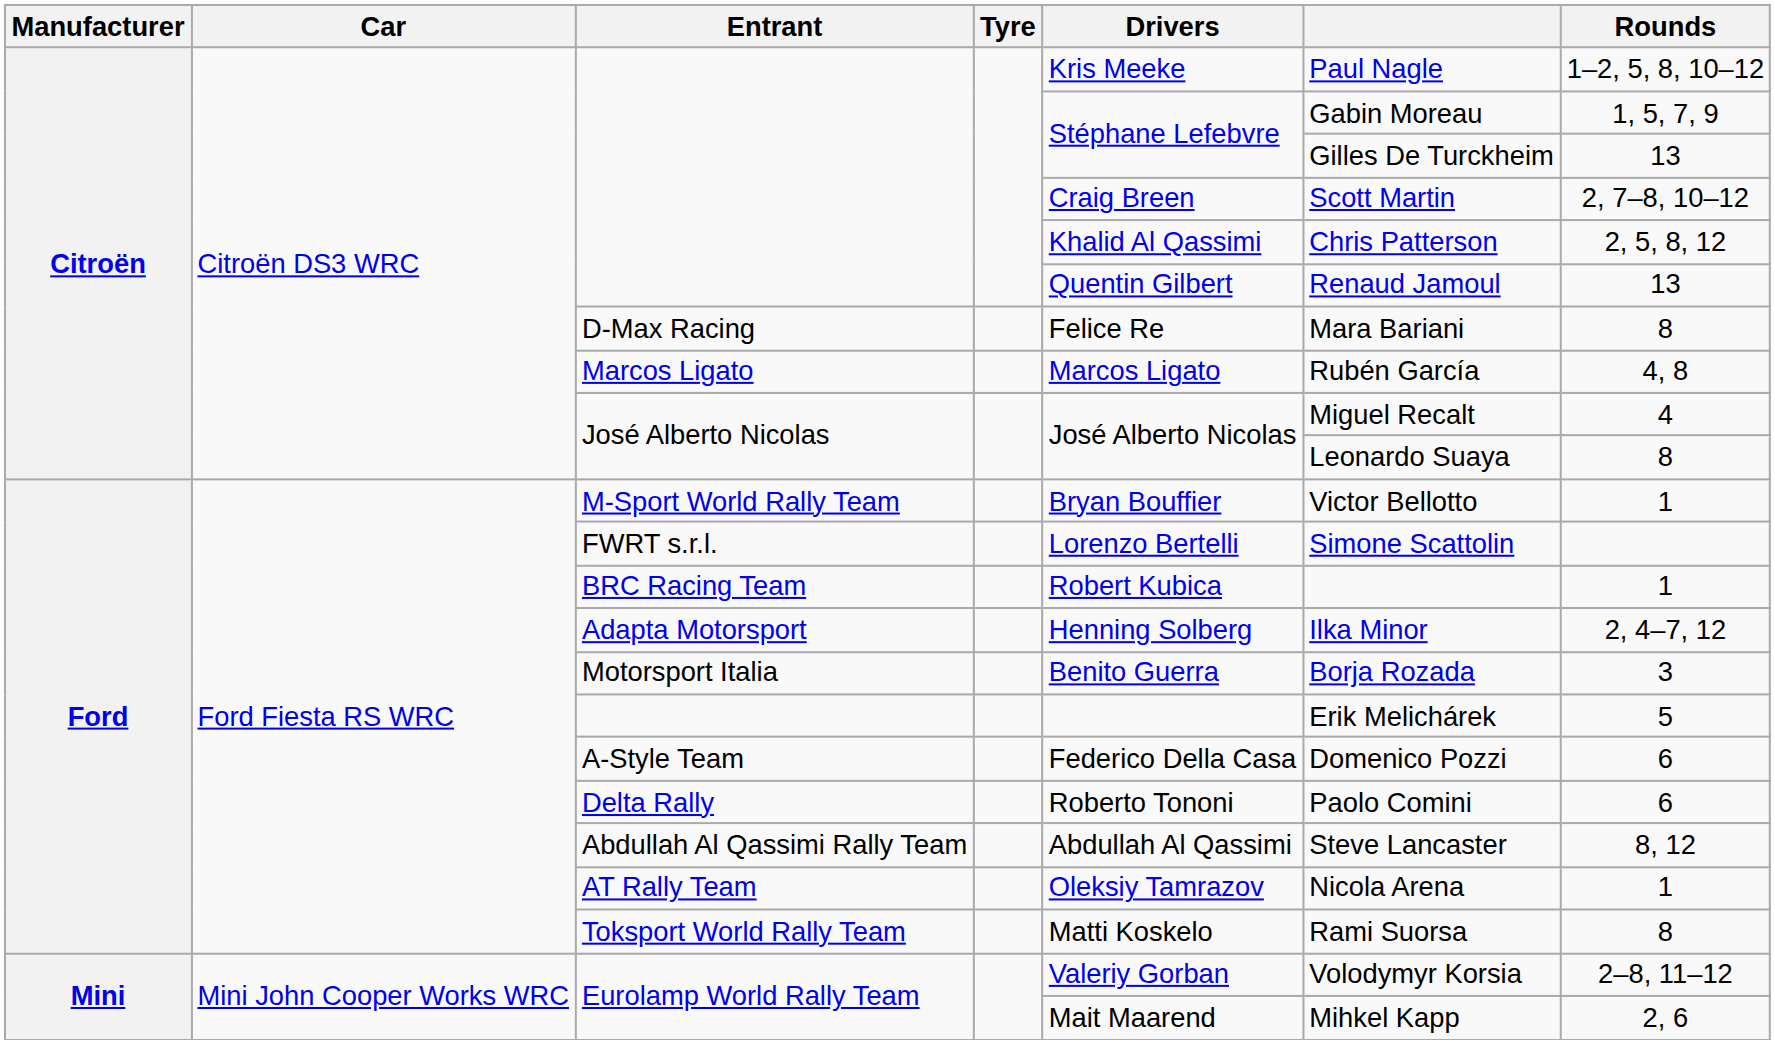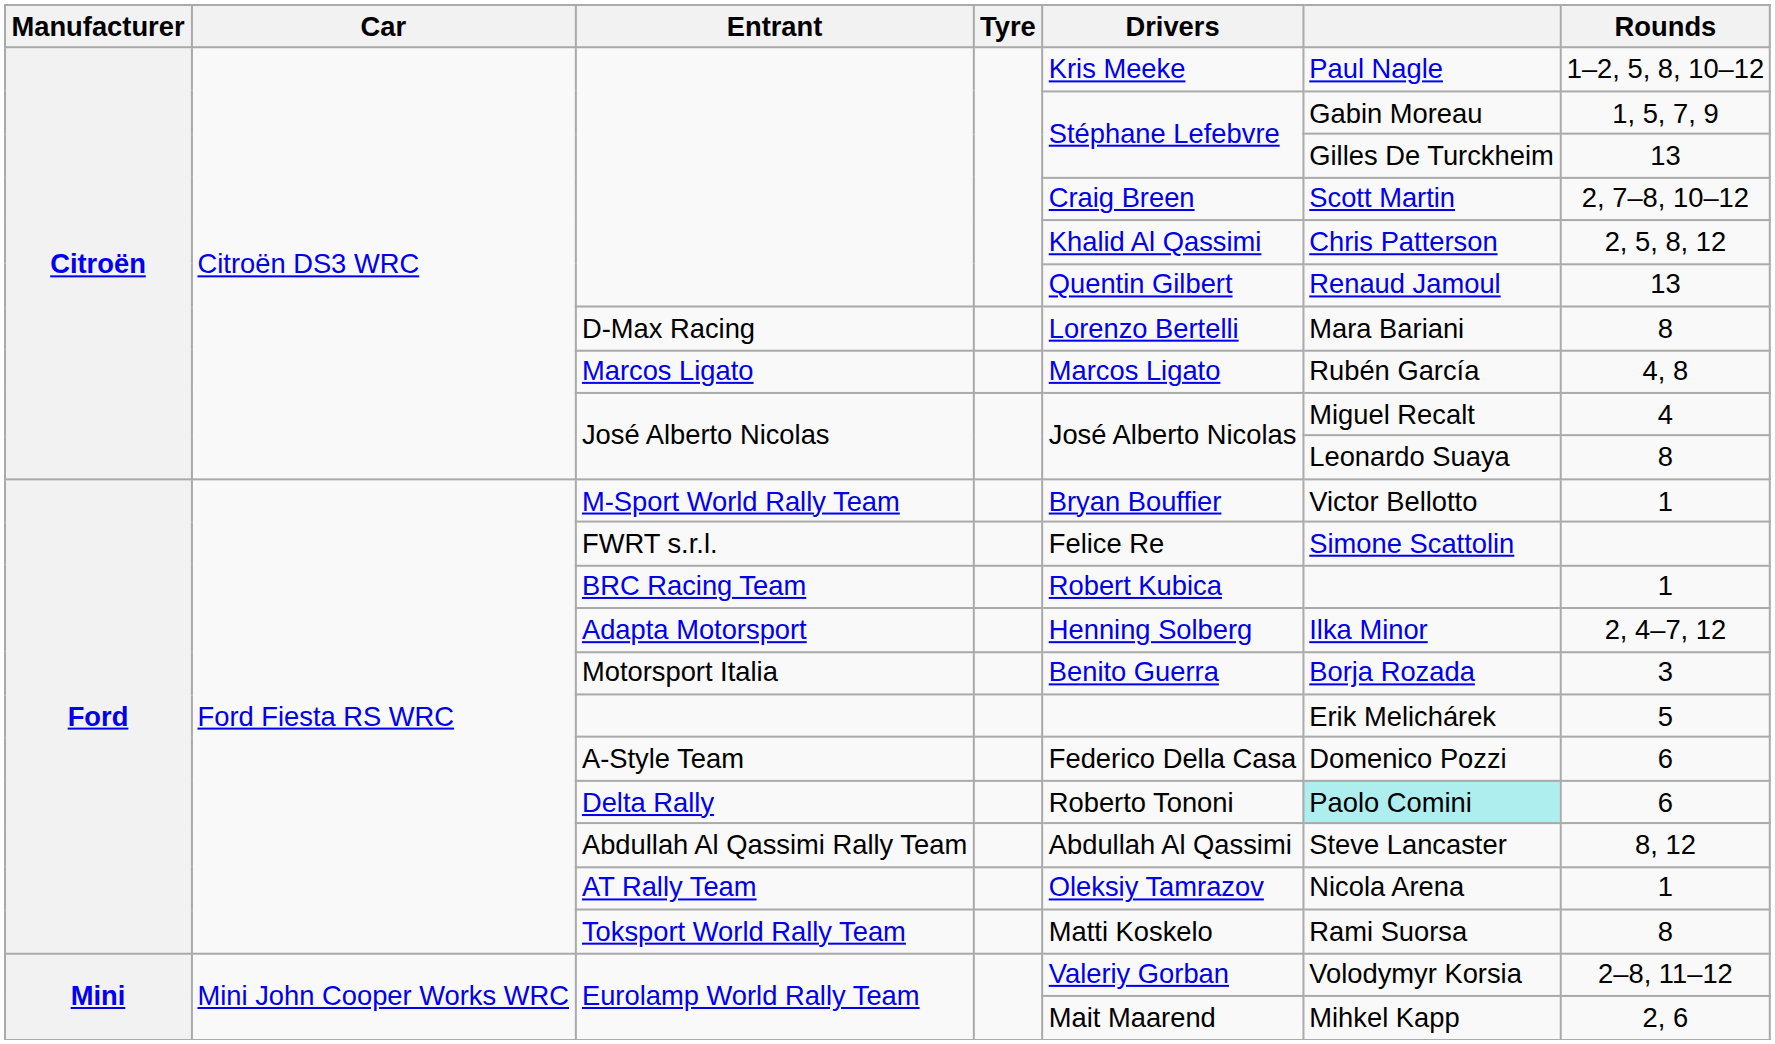(1106, 328) Felice Re -> (1144, 328) Lorenzo Bertelli
(1144, 543) Lorenzo Bertelli -> (1106, 543) Felice Re
(1391, 802) no background -> (1391, 802) paleturquoise background
